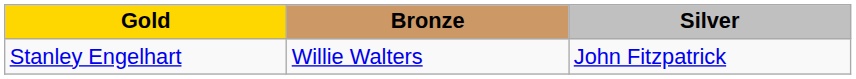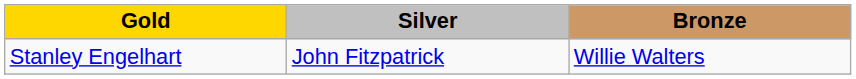columns swapped: (710, 21) <-> (428, 21)
